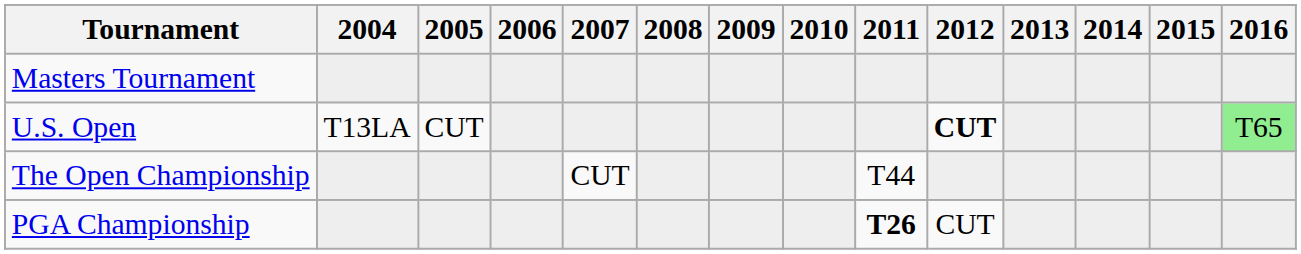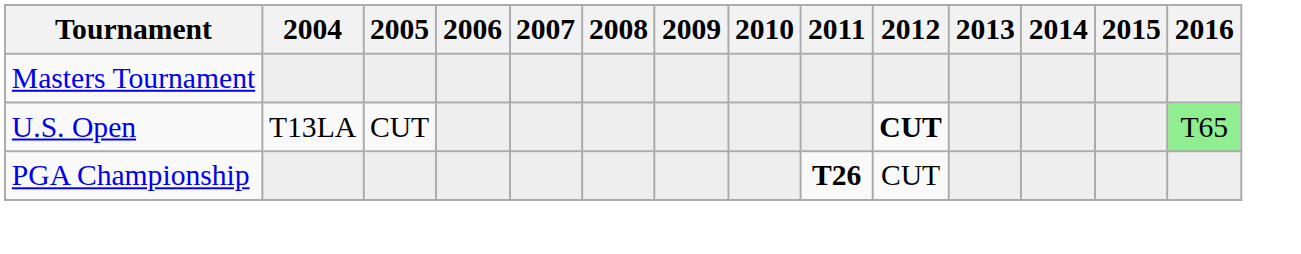- row: (161, 175)
